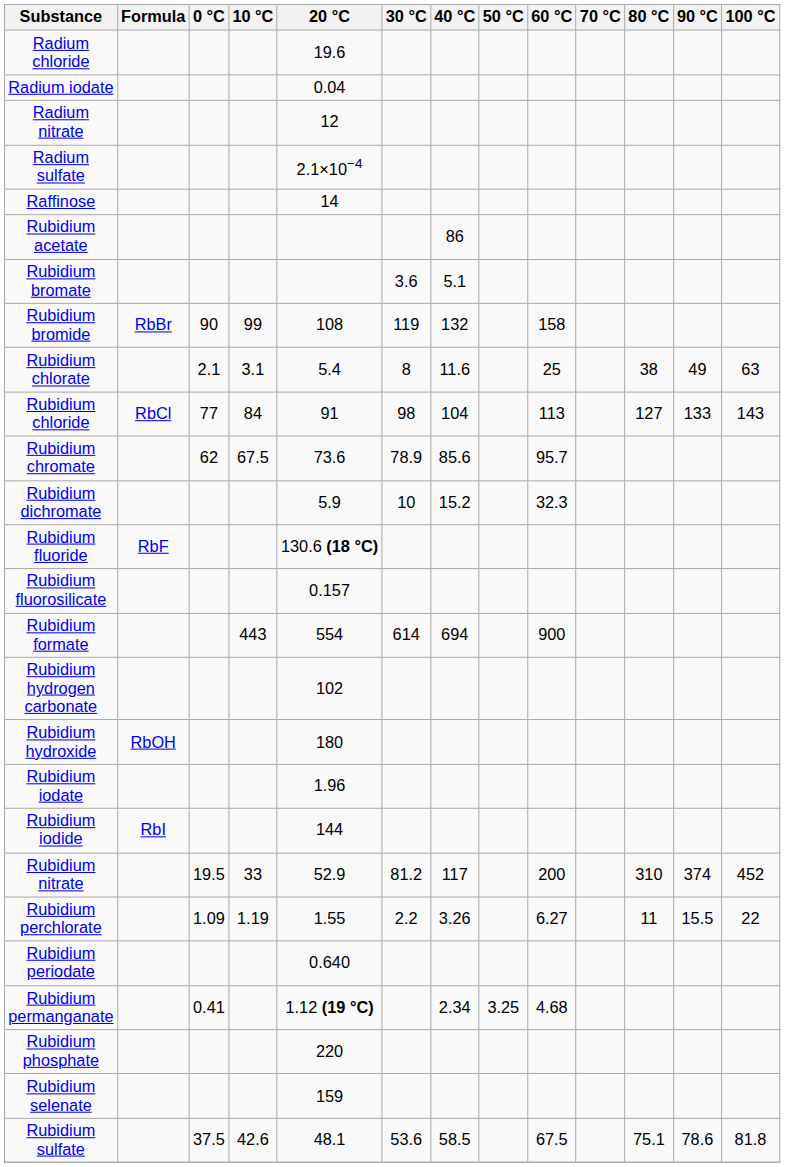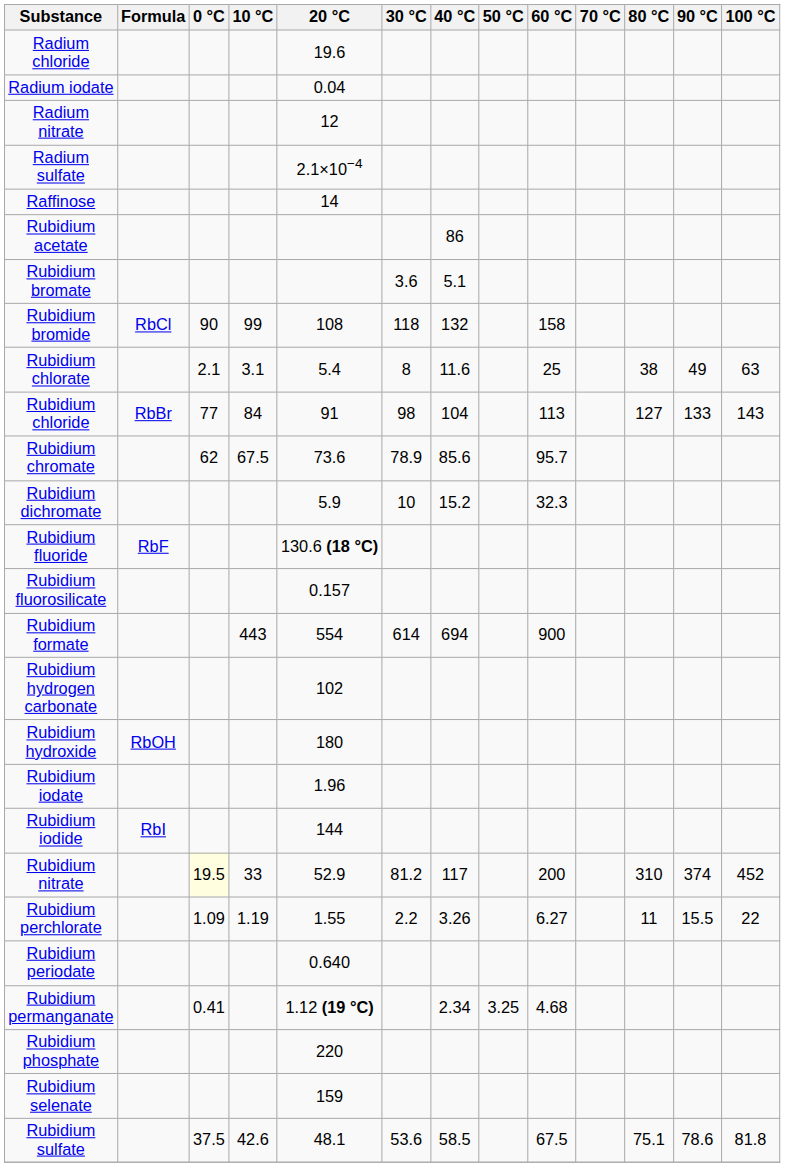(153, 325) RbBr -> (153, 325) RbCl
(406, 325) 119 -> (406, 325) 118
(153, 413) RbCl -> (153, 413) RbBr
(209, 874) no background -> (209, 874) lightyellow background
